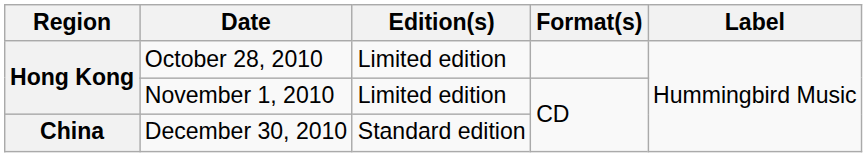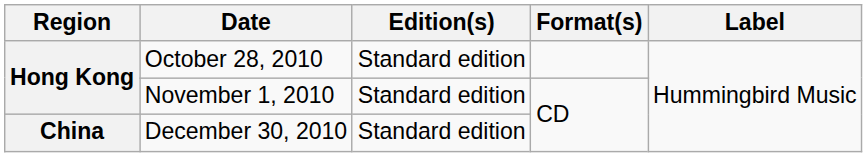(432, 59) Limited edition -> (442, 59) Standard edition
(432, 95) Limited edition -> (442, 95) Standard edition
